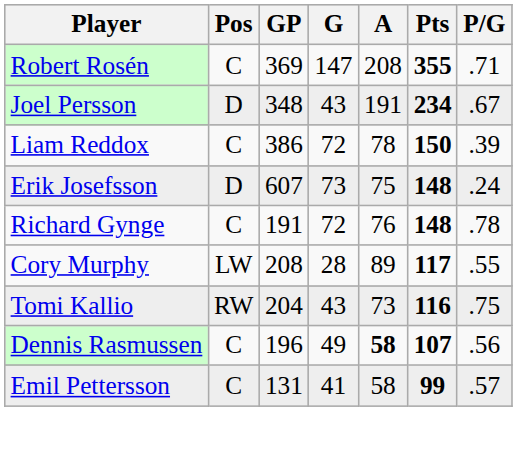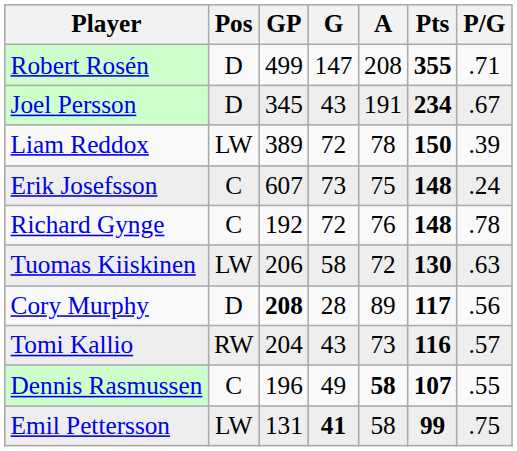(234, 64) C -> (234, 64) D
(284, 64) 369 -> (284, 64) 499
(284, 104) 348 -> (284, 104) 345
(234, 144) C -> (234, 144) LW
(284, 144) 386 -> (284, 144) 389
(234, 184) D -> (234, 184) C
(284, 225) 191 -> (284, 225) 192
+ row: (103, 265)
(234, 265) LW -> (234, 305) D
(284, 265) normal -> (284, 305) bold
(484, 265) .55 -> (484, 305) .56
(484, 305) .75 -> (484, 345) .57
(484, 345) .56 -> (484, 385) .55
(234, 385) C -> (234, 425) LW
(333, 385) normal -> (333, 425) bold
(484, 385) .57 -> (484, 425) .75
